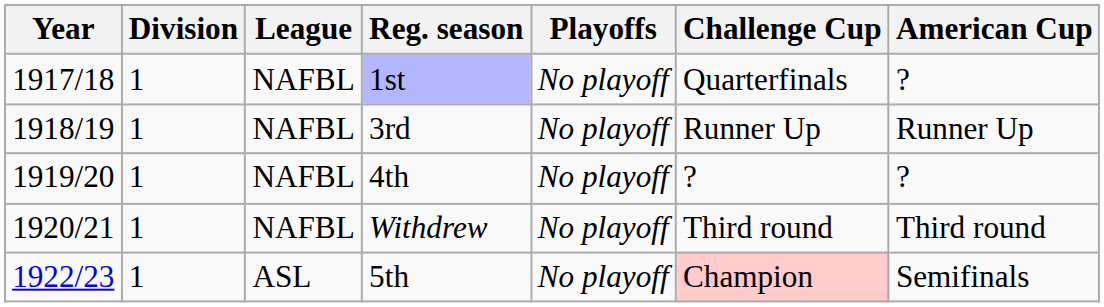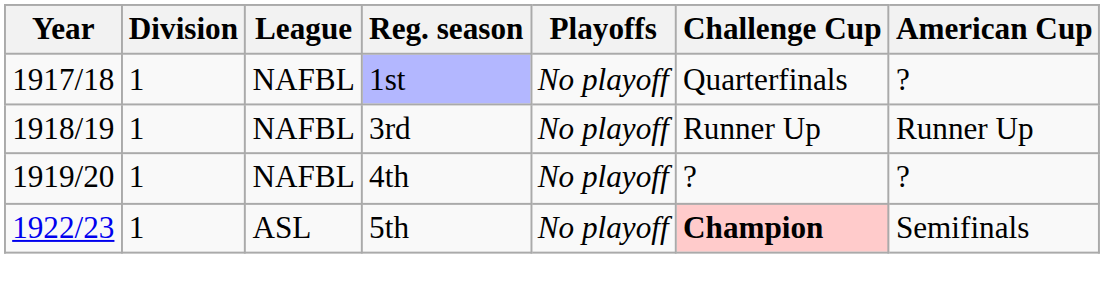- row: (428, 227)
(748, 276) normal -> (753, 227) bold
